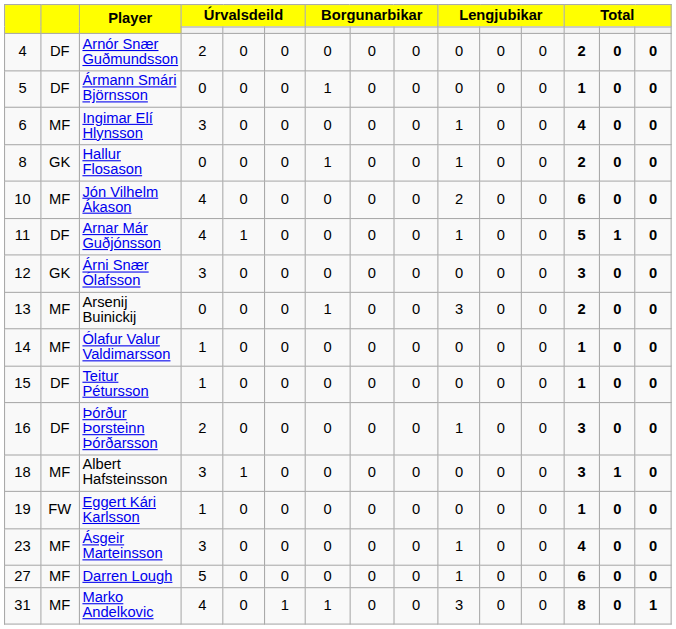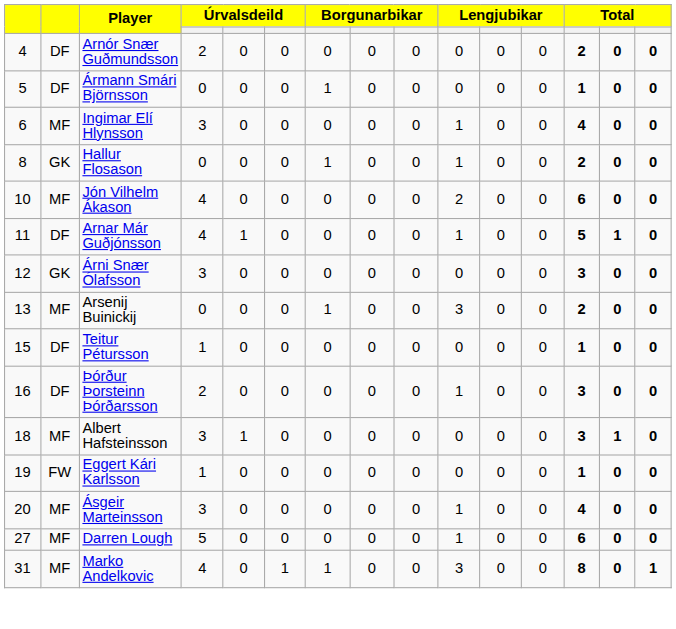- row: (126, 346)
(22, 546) 23 -> (22, 509) 20
